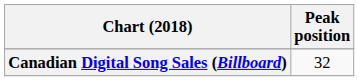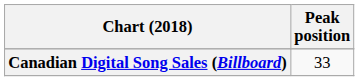(322, 62) 32 -> (322, 62) 33
